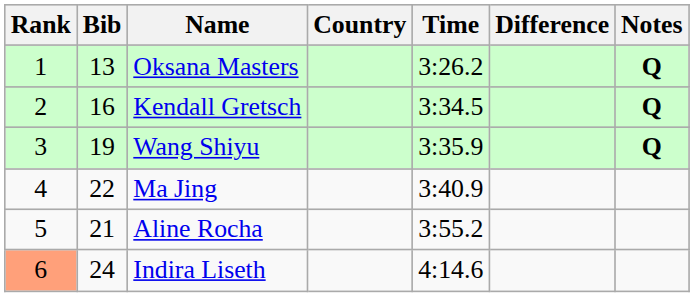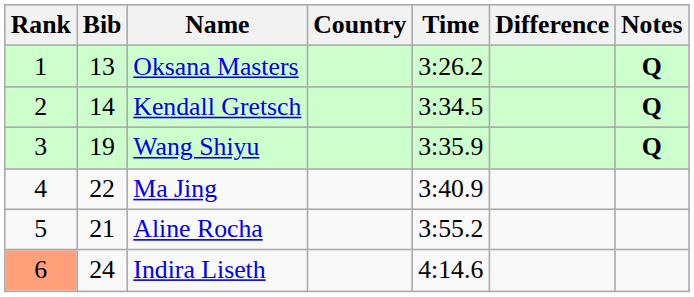(102, 106) 16 -> (102, 106) 14
